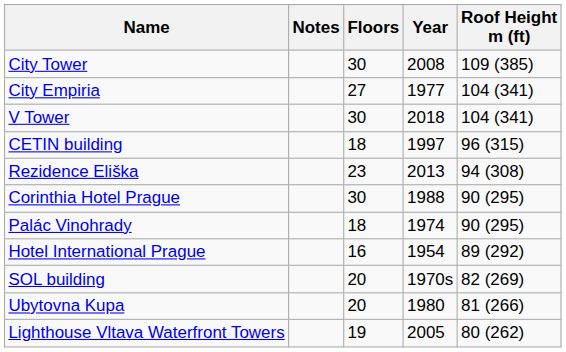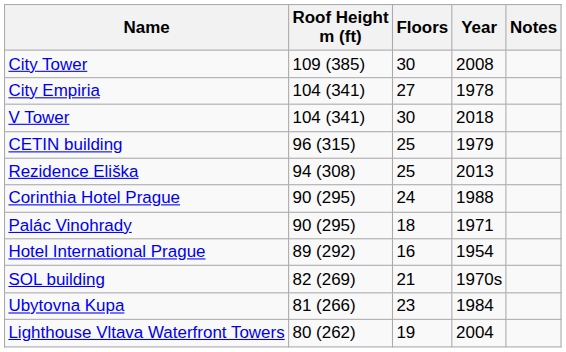columns swapped: (509, 27) <-> (316, 27)
(426, 90) 1977 -> (475, 90) 1978
(357, 144) 18 -> (406, 144) 25
(426, 144) 1997 -> (475, 144) 1979
(357, 171) 23 -> (406, 171) 25
(357, 198) 30 -> (406, 198) 24
(426, 225) 1974 -> (475, 225) 1971
(357, 279) 20 -> (406, 279) 21
(357, 306) 20 -> (406, 306) 23
(426, 306) 1980 -> (475, 306) 1984
(426, 332) 2005 -> (475, 332) 2004
